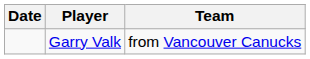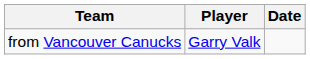columns swapped: (25, 16) <-> (215, 16)
